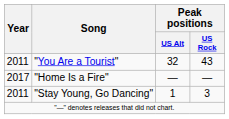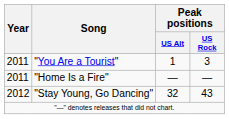(173, 62) 32 -> (173, 62) 1
(207, 62) 43 -> (207, 62) 3
(18, 78) 2017 -> (18, 78) 2011
(18, 94) 2011 -> (18, 94) 2012
(173, 94) 1 -> (173, 94) 32
(207, 94) 3 -> (207, 94) 43
